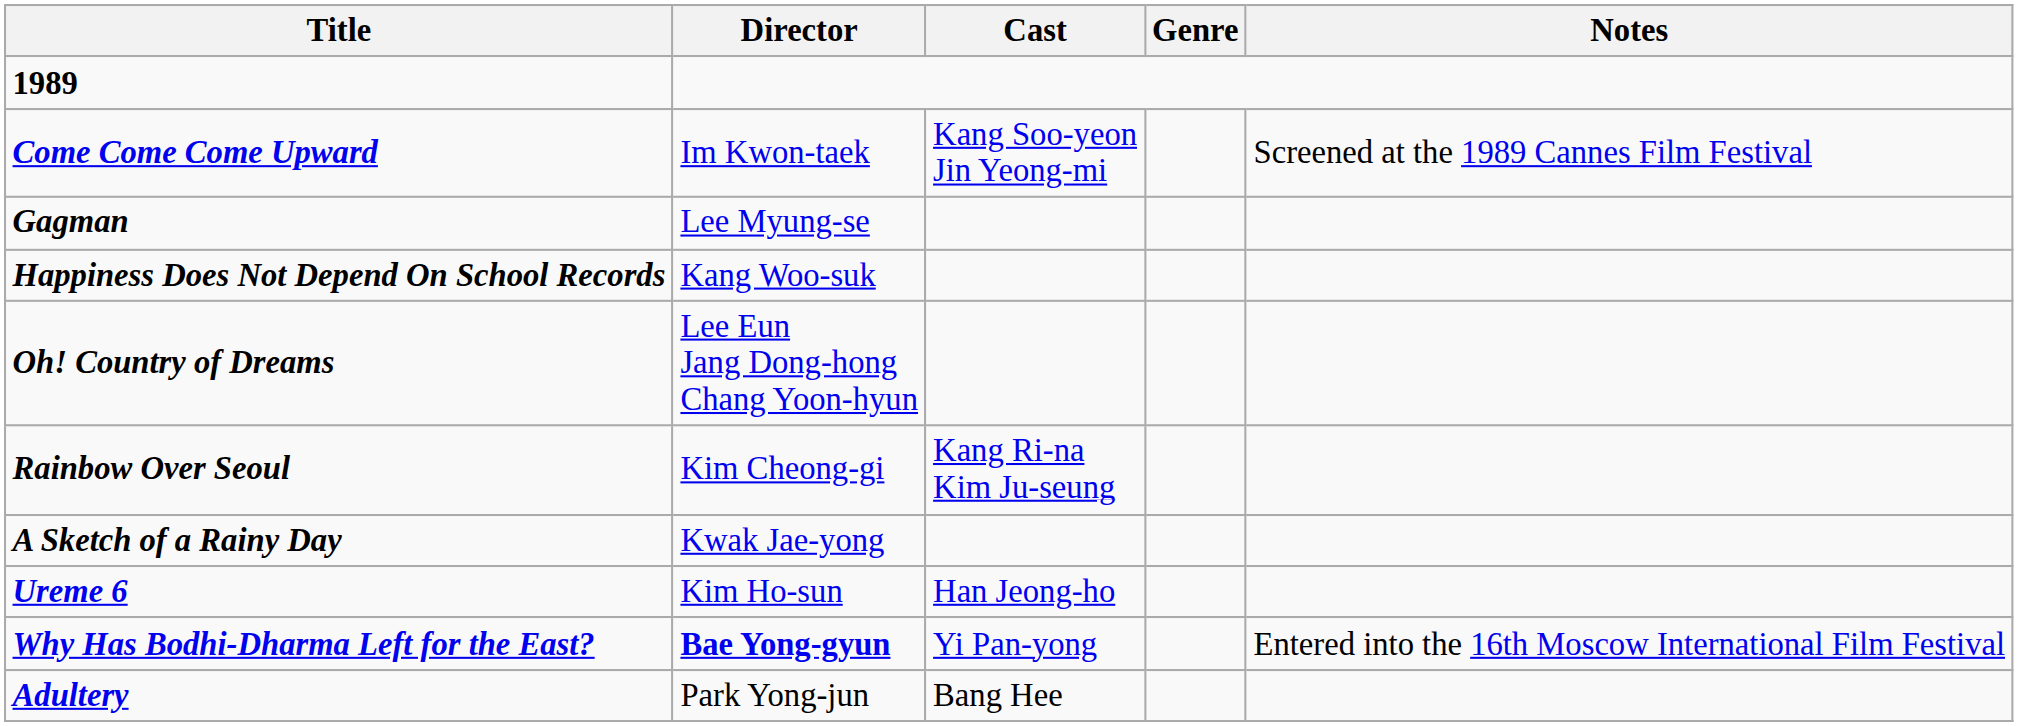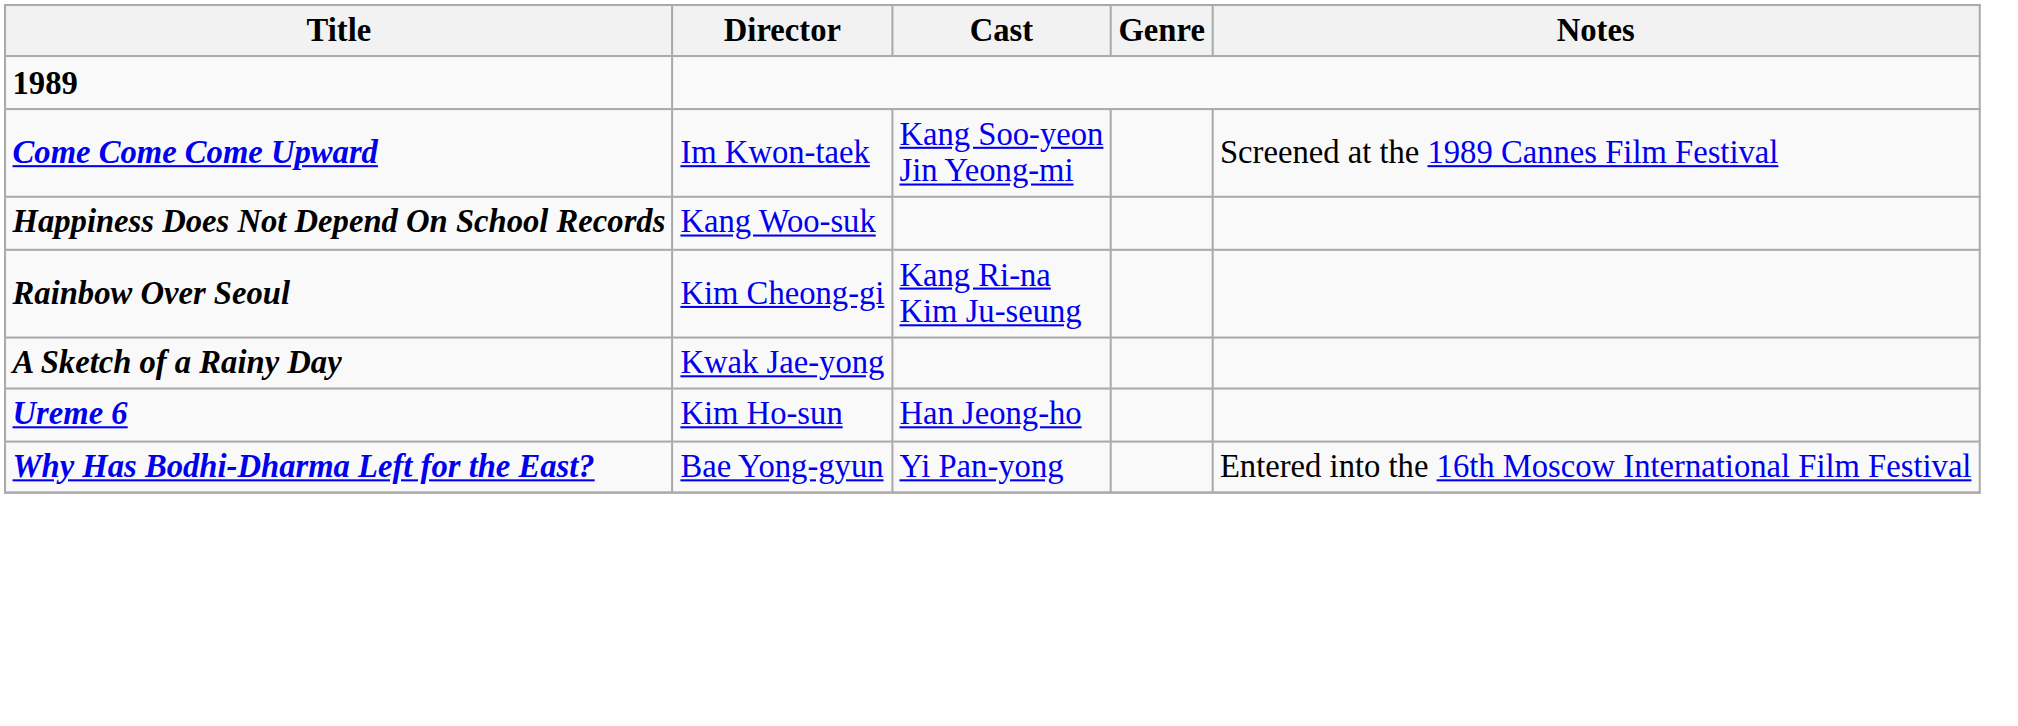- row: (71, 222)
- row: (174, 362)
(785, 643) bold -> (782, 466) normal
- row: (71, 694)
